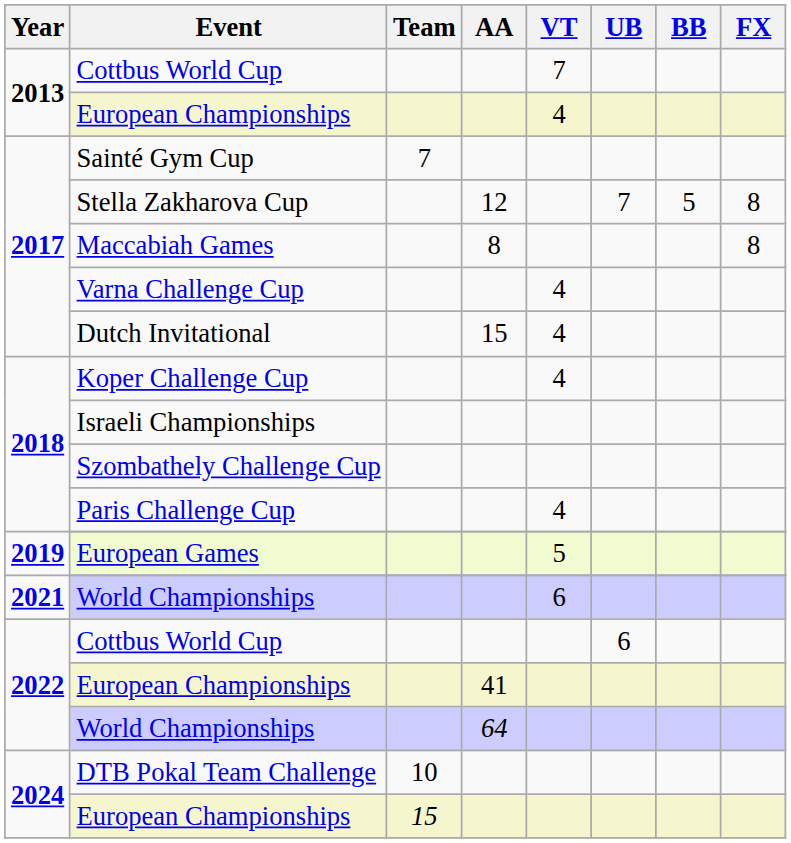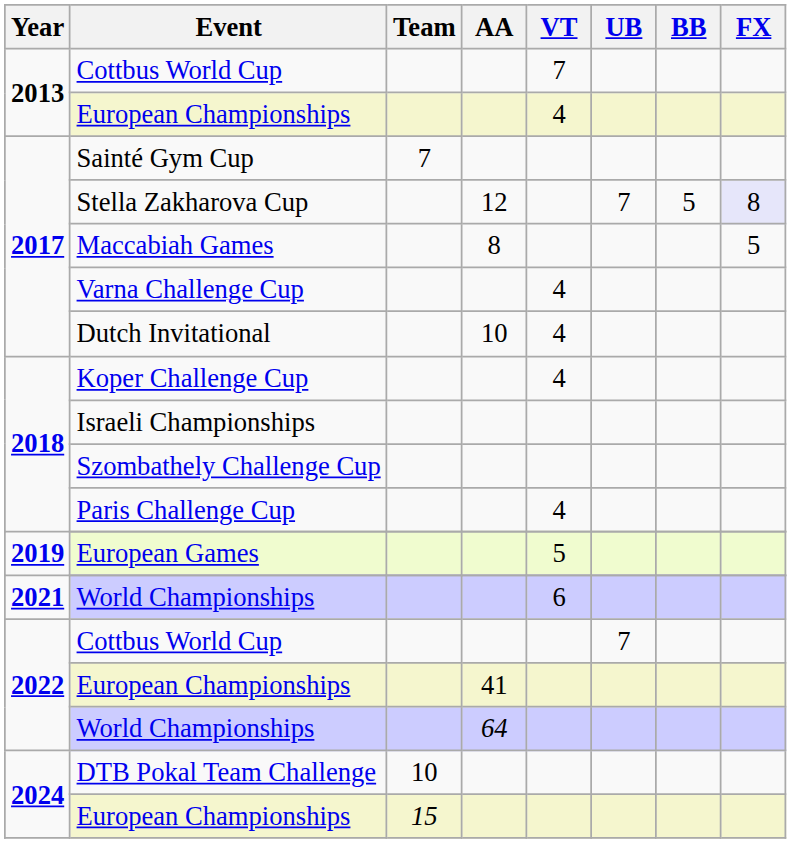(754, 202) no background -> (754, 202) lavender background
(754, 245) 8 -> (754, 245) 5
(494, 333) 15 -> (494, 333) 10
(624, 640) 6 -> (624, 640) 7
